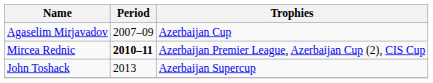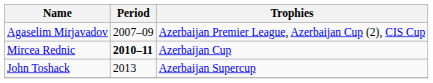(195, 31) Azerbaijan Cup -> (292, 31) Azerbaijan Premier League, Azerbaijan Cup (2), CIS Cup
(292, 50) Azerbaijan Premier League, Azerbaijan Cup (2), CIS Cup -> (195, 50) Azerbaijan Cup
